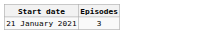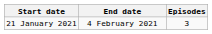+ column: (122, 11)
